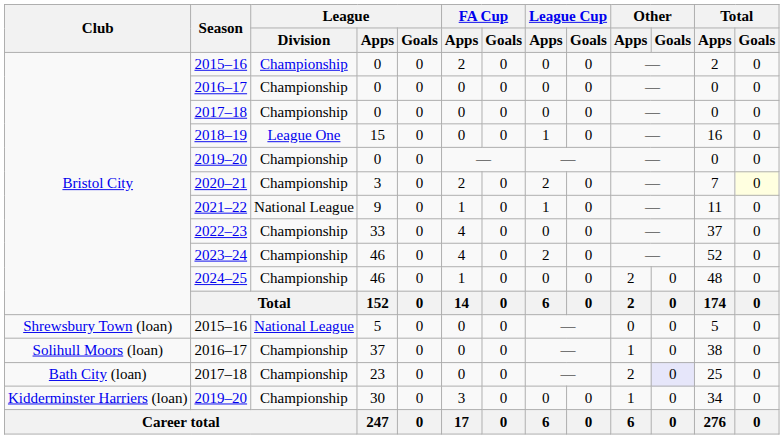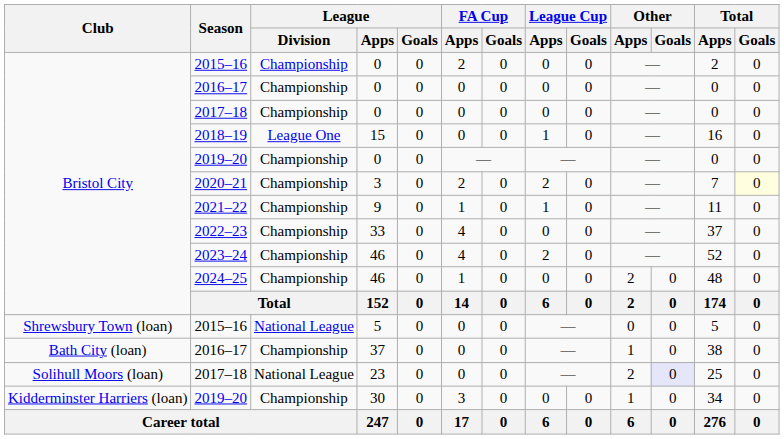(304, 207) National League -> (304, 207) Championship
(98, 350) Solihull Moors (loan) -> (98, 350) Bath City (loan)
(98, 374) Bath City (loan) -> (98, 374) Solihull Moors (loan)
(304, 374) Championship -> (304, 374) National League
